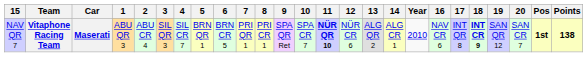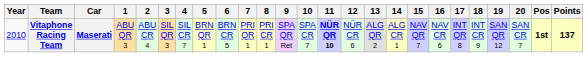columns swapped: (417, 12) <-> (15, 12)
(478, 35) bold -> (478, 35) normal
(567, 35) 138 -> (567, 35) 137
